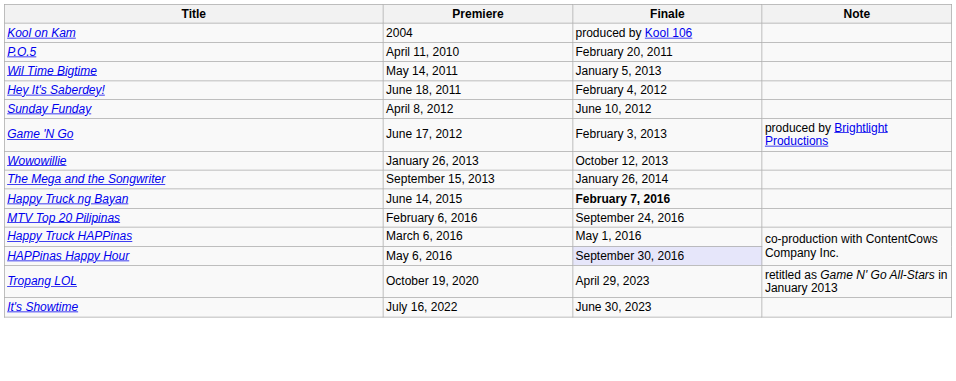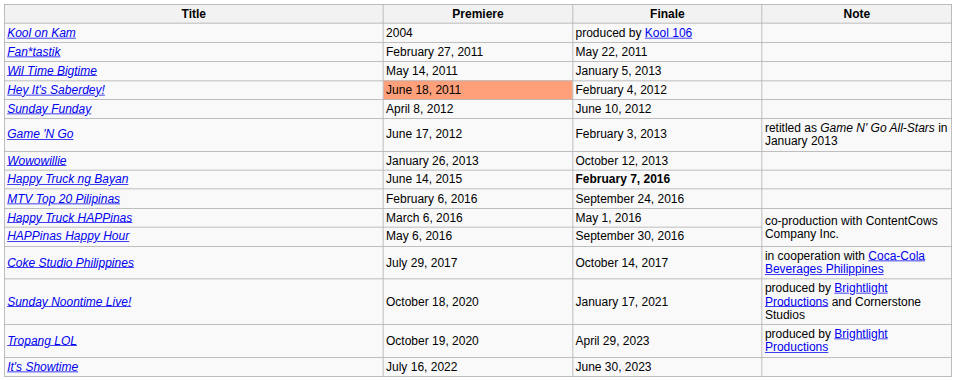- row: (22, 52)
+ row: (34, 52)
(424, 90) no background -> (424, 90) lightsalmon background
(826, 134) produced by Brightlight Productions -> (856, 134) retitled as Game N' Go All-Stars in January 2013
- row: (86, 179)
(630, 255) lavender background -> (630, 236) no background
+ row: (71, 262)
+ row: (69, 301)
(856, 281) retitled as Game N' Go All-Stars in January 2013 -> (826, 341) produced by Brightlight Productions
